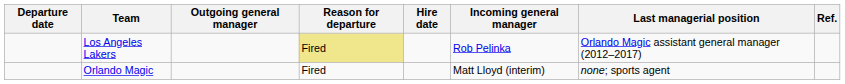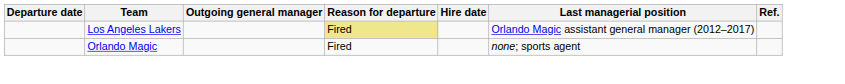- column: (514, 19)
